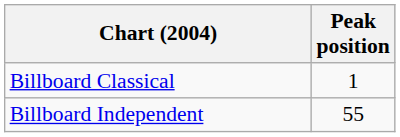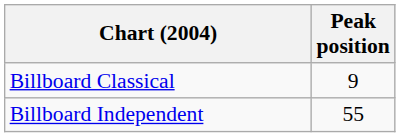(353, 80) 1 -> (353, 80) 9
